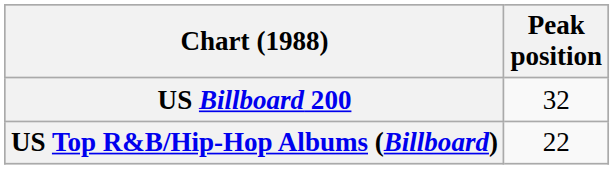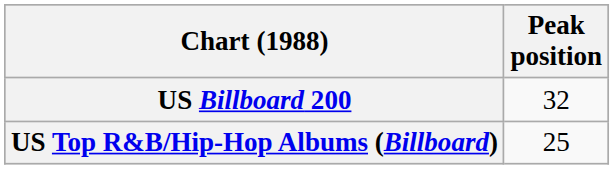(556, 142) 22 -> (556, 142) 25
